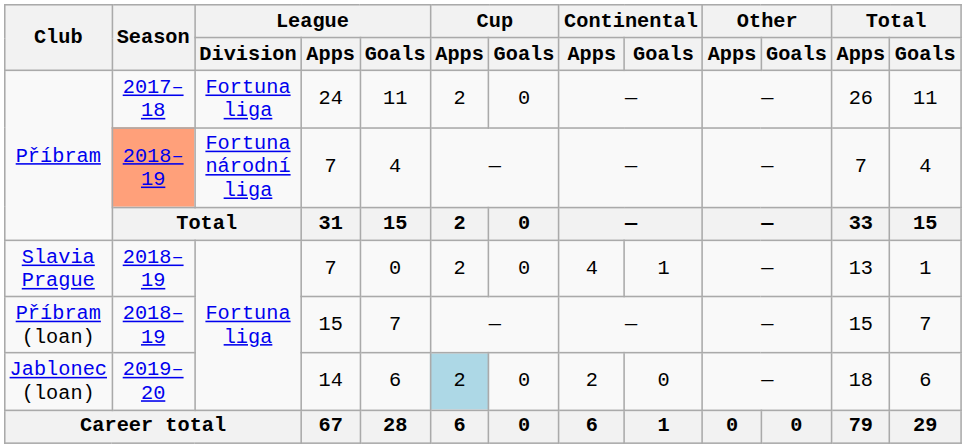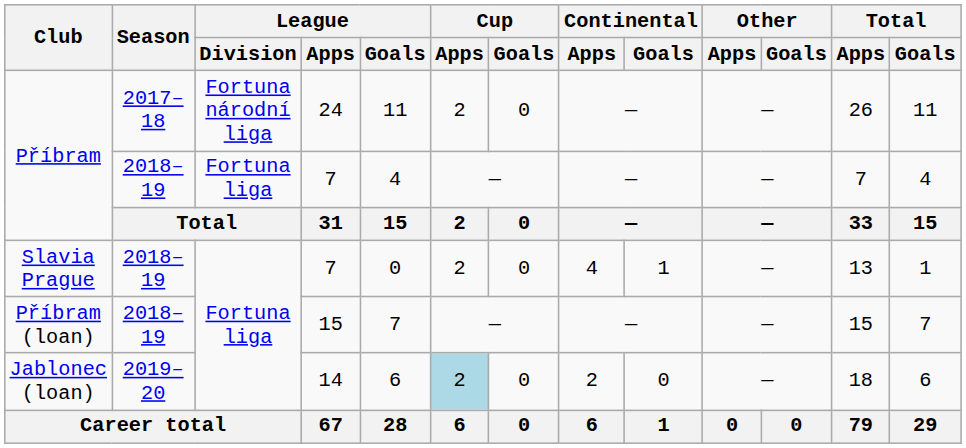(248, 99) Fortuna liga -> (248, 111) Fortuna národní liga
(153, 167) lightsalmon background -> (153, 179) no background
(248, 167) Fortuna národní liga -> (248, 179) Fortuna liga
